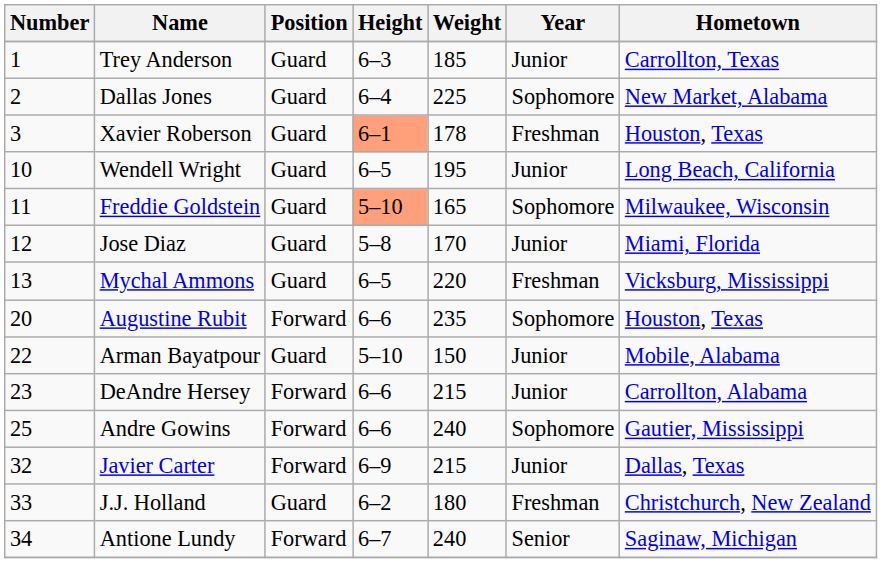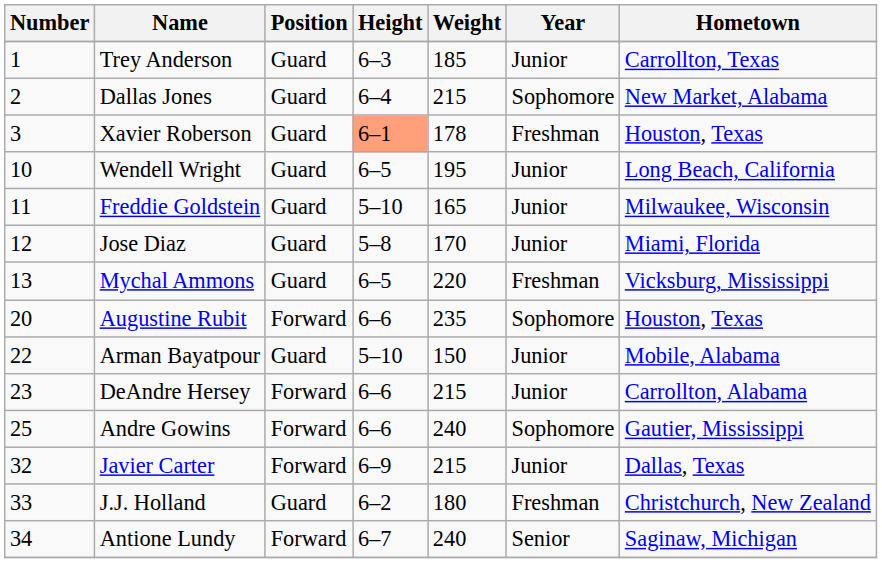(450, 96) 225 -> (450, 96) 215
(380, 207) lightsalmon background -> (380, 207) no background
(563, 207) Sophomore -> (539, 207) Junior
